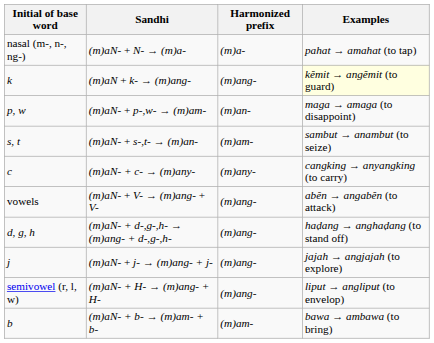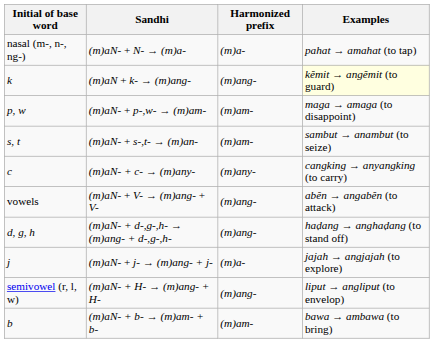(236, 110) (m)an- -> (237, 110) (m)am-
(238, 262) (m)ang- -> (233, 262) (m)a-
